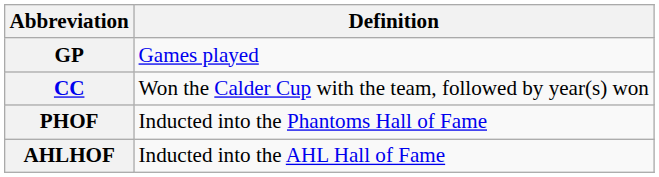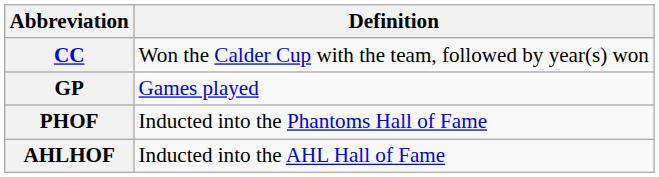rows swapped: (69, 54) <-> (69, 88)
